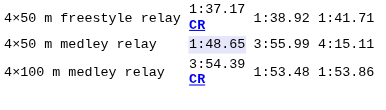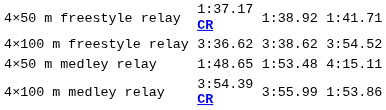+ row: (97, 45)
(217, 45) lavender background -> (225, 64) no background
(282, 45) 3:55.99 -> (290, 64) 1:53.48
(282, 72) 1:53.48 -> (290, 92) 3:55.99
